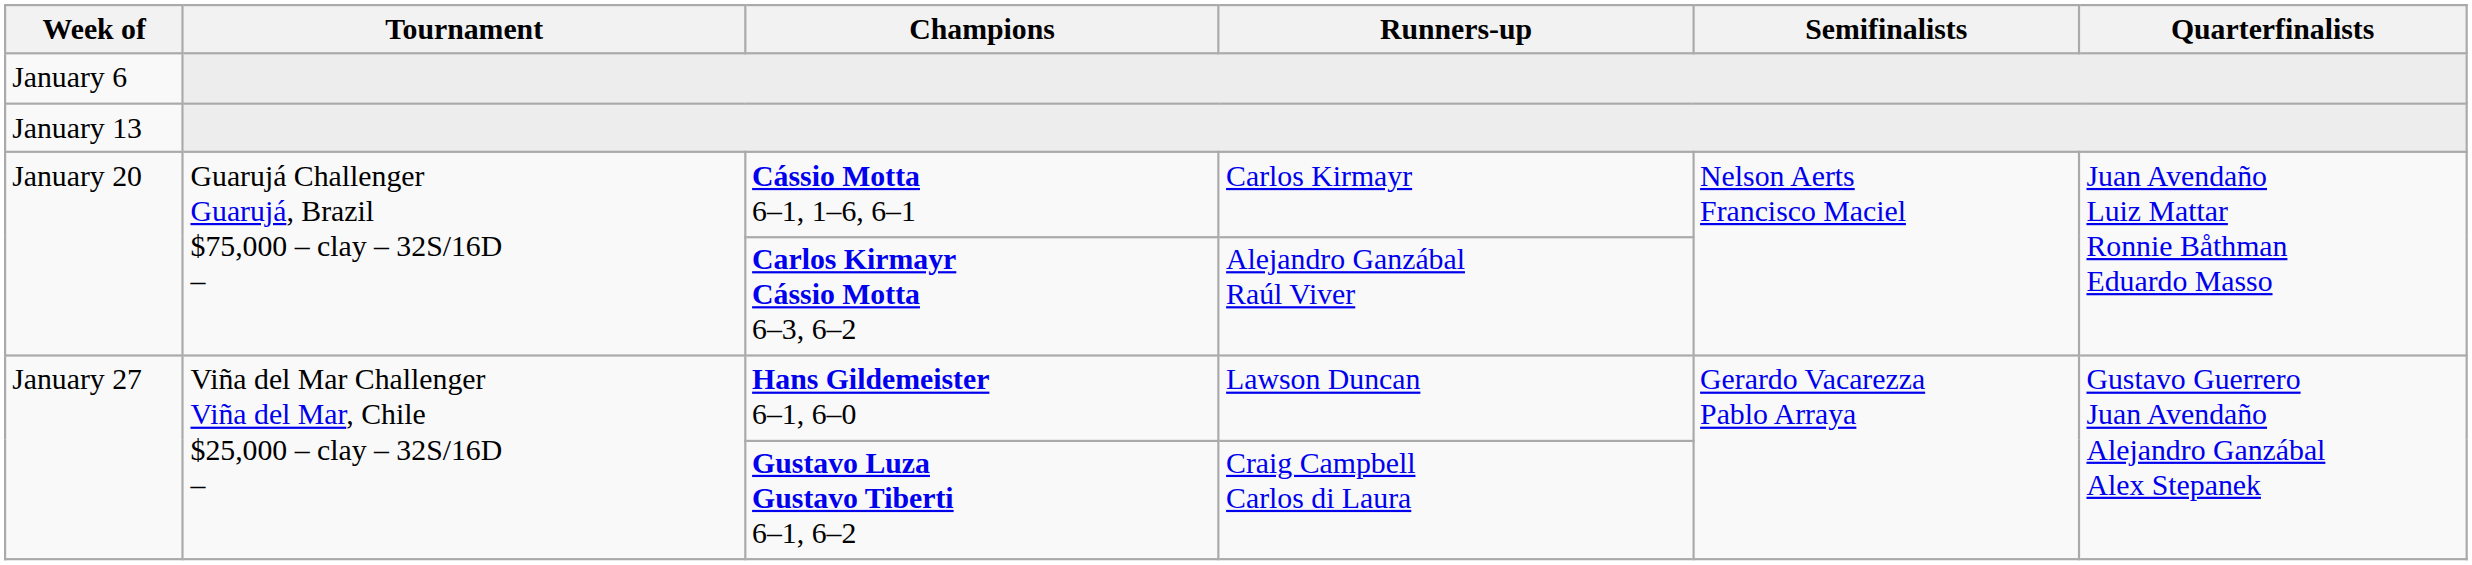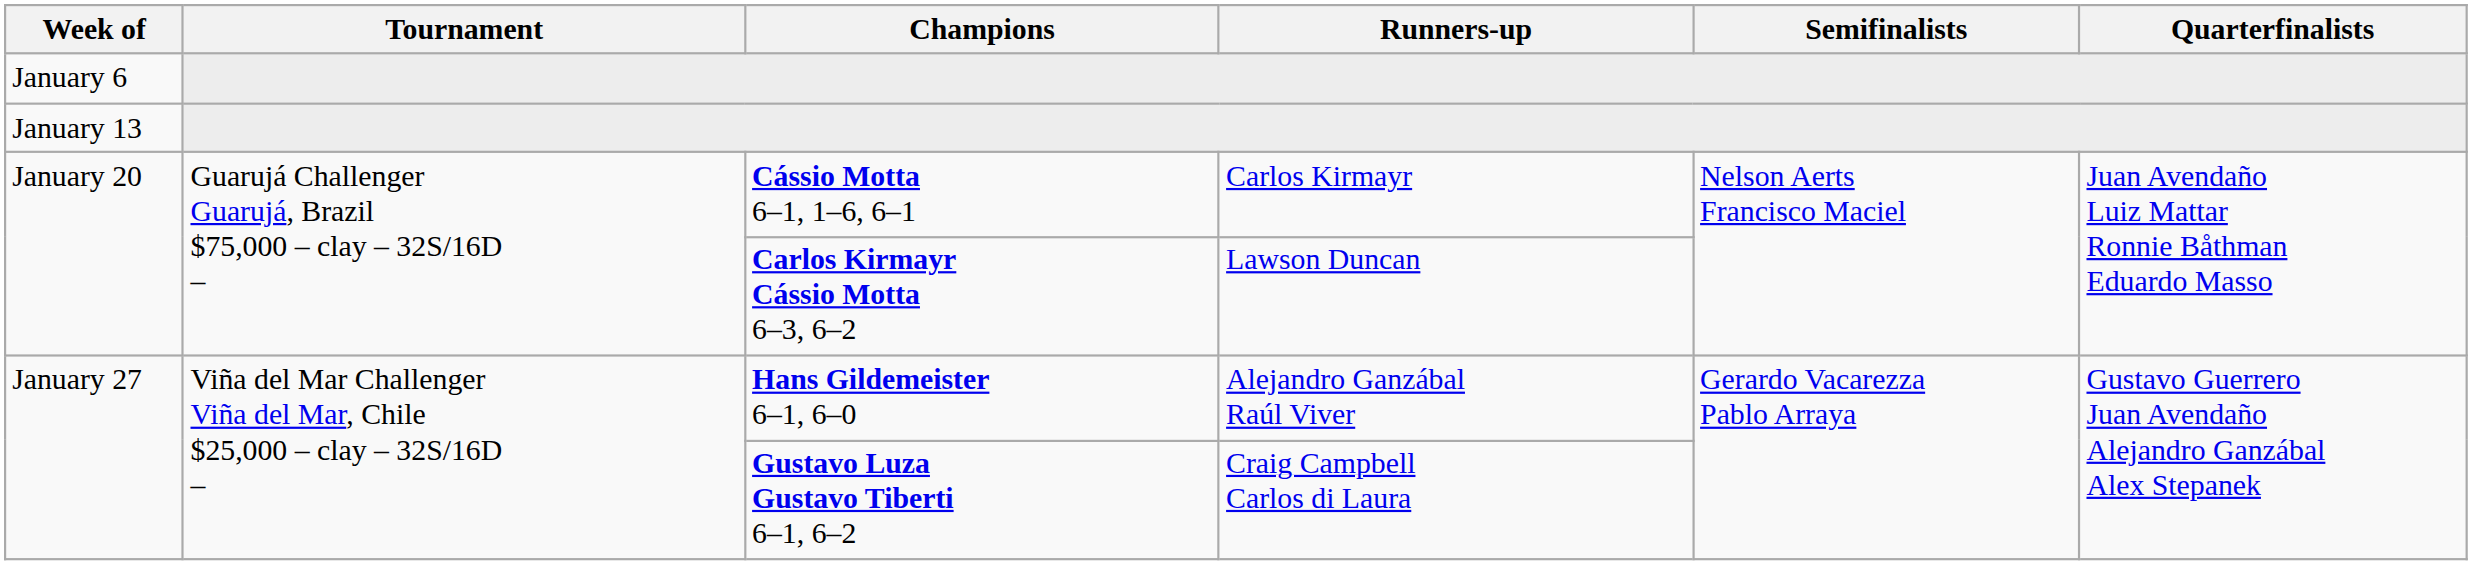(1346, 277) Alejandro Ganzábal Raúl Viver -> (1323, 260) Lawson Duncan
(1323, 379) Lawson Duncan -> (1346, 396) Alejandro Ganzábal Raúl Viver
